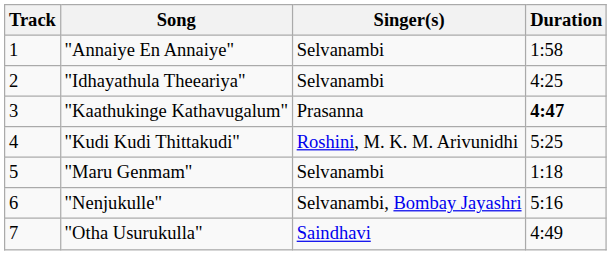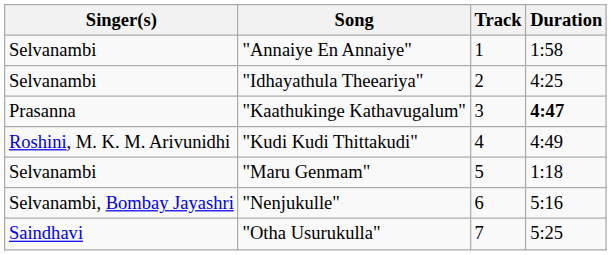columns swapped: (32, 19) <-> (409, 19)
(547, 142) 5:25 -> (547, 142) 4:49
(547, 234) 4:49 -> (547, 234) 5:25
